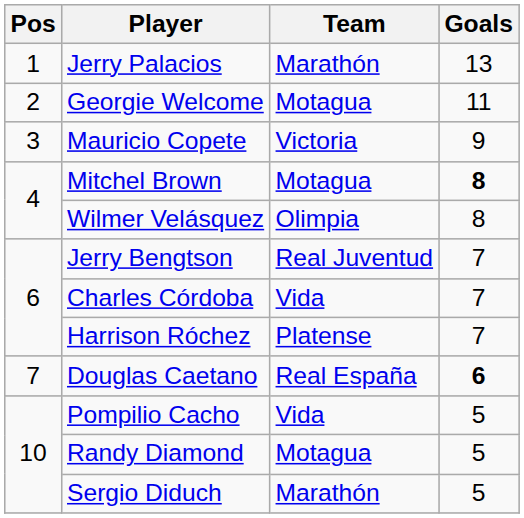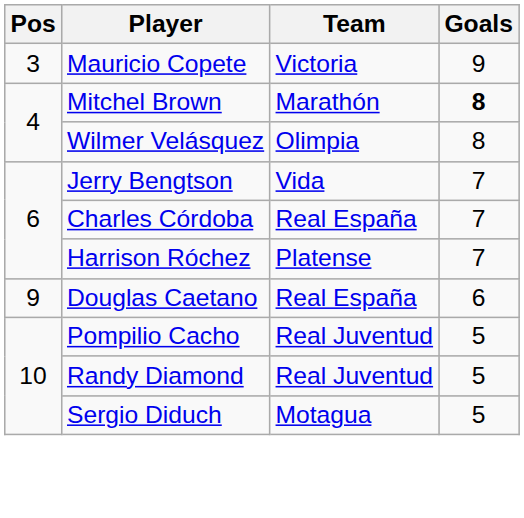- row: (144, 63)
- row: (165, 102)
(323, 180) Motagua -> (328, 102) Marathón
(354, 258) Real Juventud -> (300, 180) Vida
(300, 297) Vida -> (346, 219) Real España
(33, 375) 7 -> (33, 297) 9
(479, 375) bold -> (479, 297) normal
(300, 414) Vida -> (354, 336) Real Juventud
(323, 453) Motagua -> (354, 375) Real Juventud
(328, 492) Marathón -> (323, 414) Motagua
